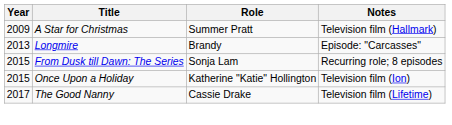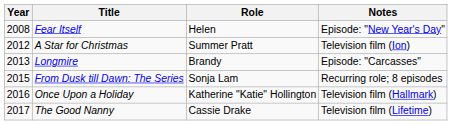+ row: (58, 29)
(18, 29) 2009 -> (18, 45) 2012
(379, 29) Television film (Hallmark) -> (365, 45) Television film (Ion)
(18, 78) 2015 -> (18, 95) 2016
(365, 78) Television film (Ion) -> (379, 95) Television film (Hallmark)
